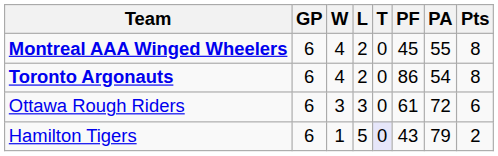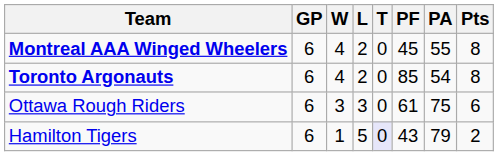(408, 77) 86 -> (408, 77) 85
(440, 106) 72 -> (440, 106) 75
